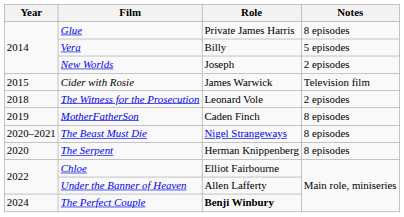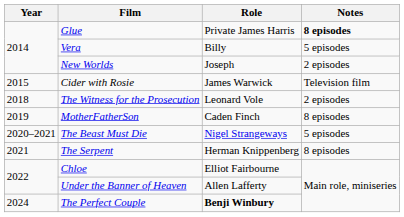(327, 30) normal -> (327, 30) bold
(327, 133) 8 episodes -> (327, 133) 5 episodes
(18, 151) 2020 -> (18, 151) 2021
